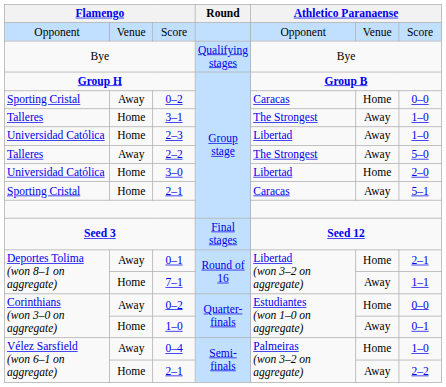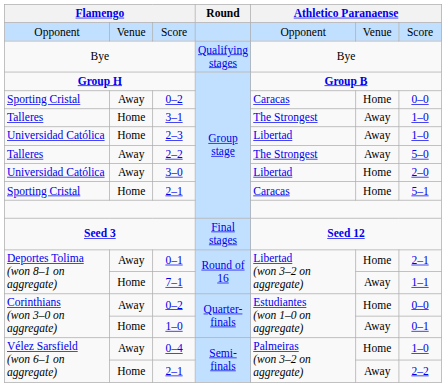(131, 172) Home -> (131, 172) Away
(377, 191) Away -> (377, 191) Home
